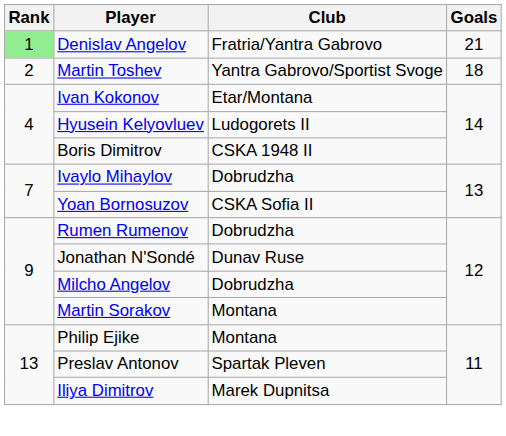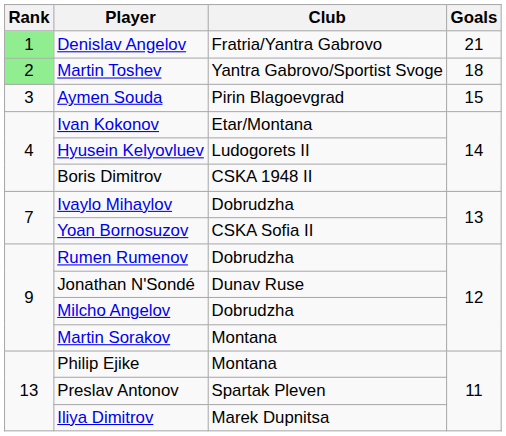(29, 71) no background -> (29, 71) lightgreen background
+ row: (110, 97)
